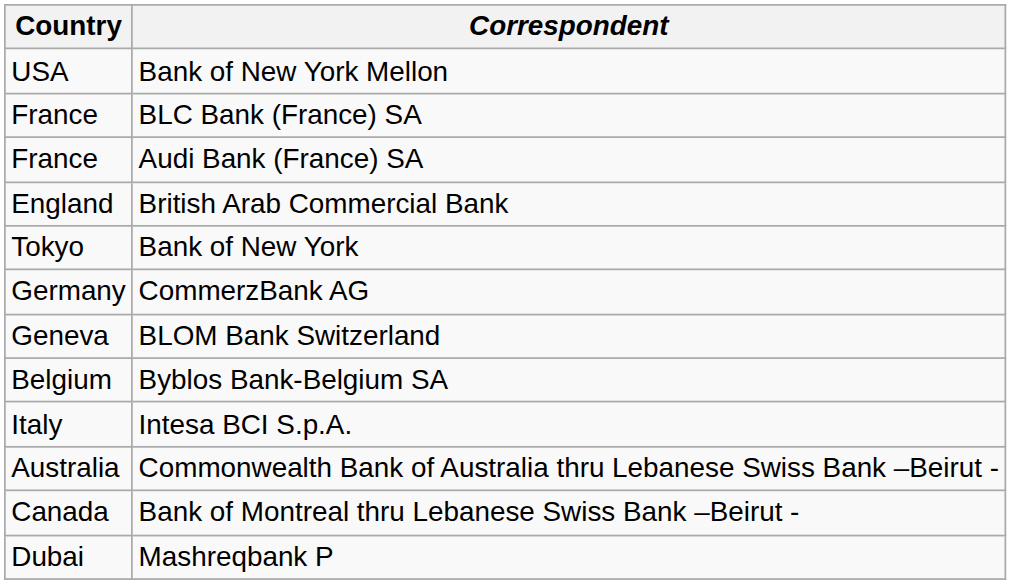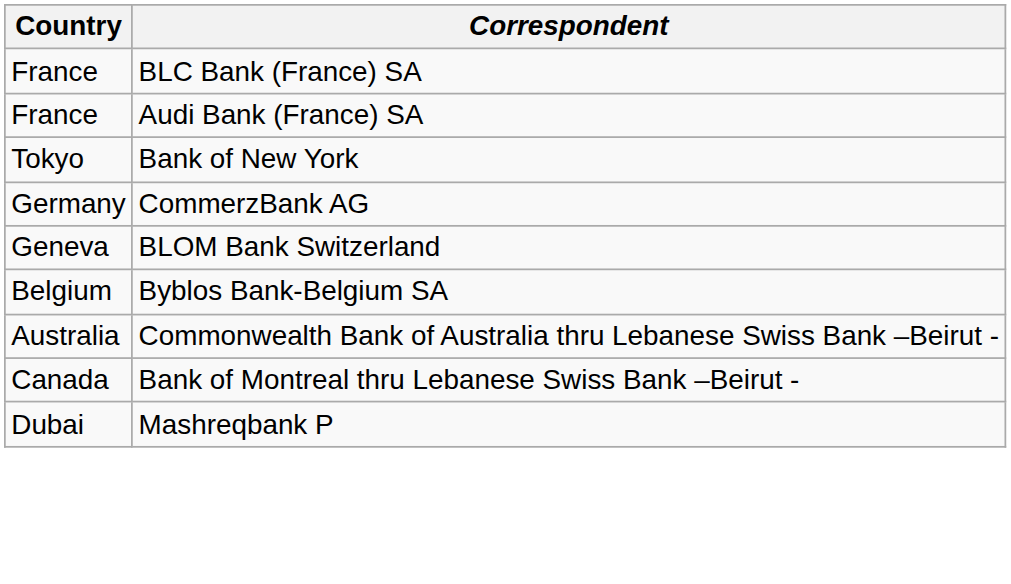- row: (293, 70)
- row: (323, 203)
- row: (245, 423)
